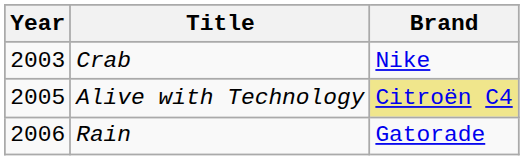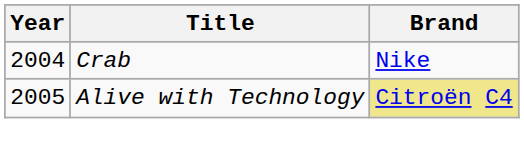(38, 61) 2003 -> (38, 61) 2004
- row: (104, 135)
